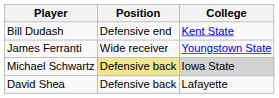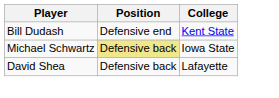- row: (44, 48)
(208, 66) lightgrey background -> (208, 48) no background
